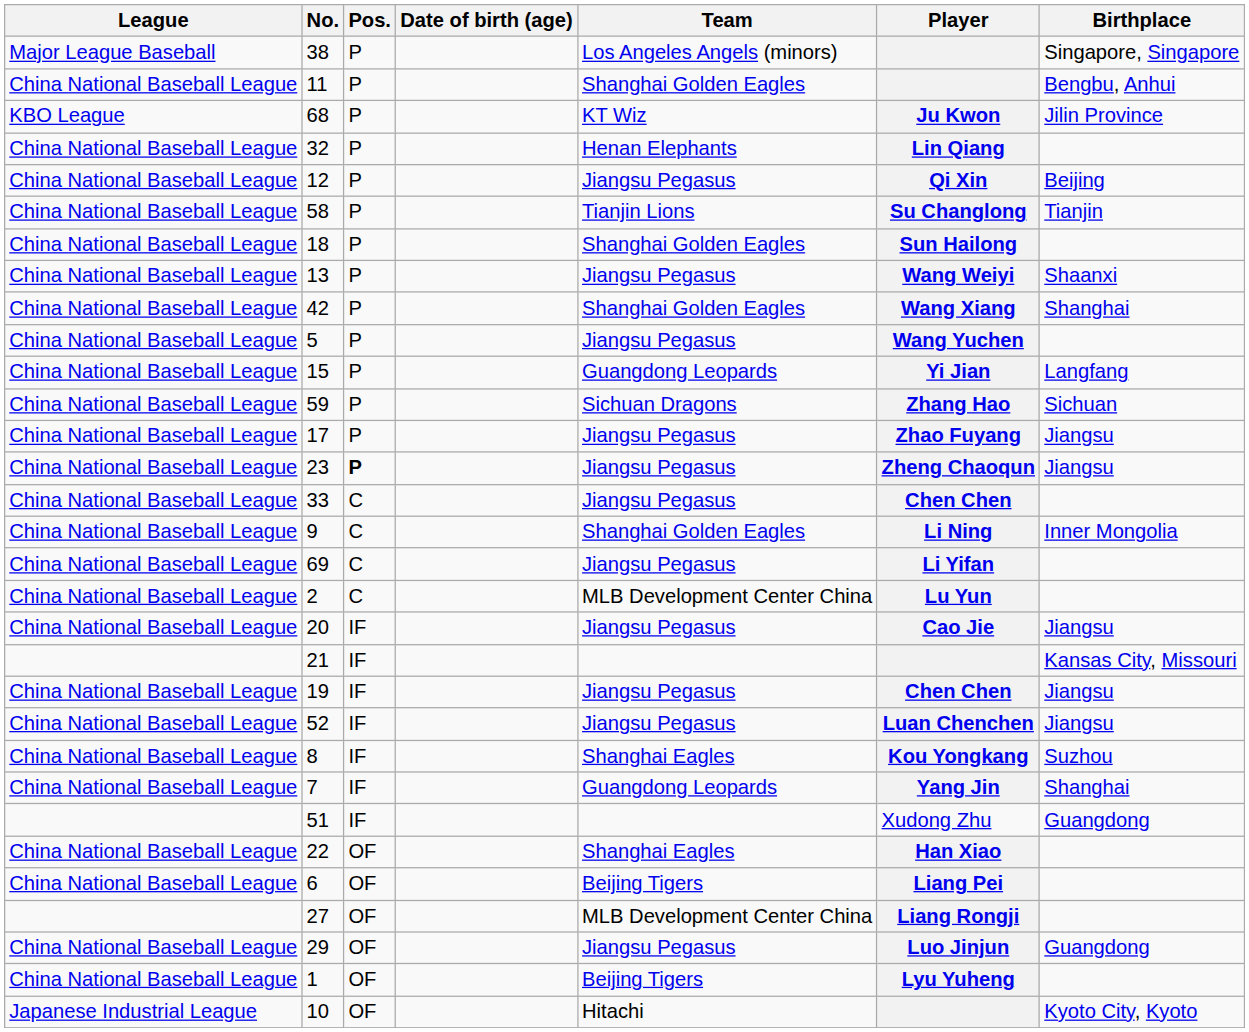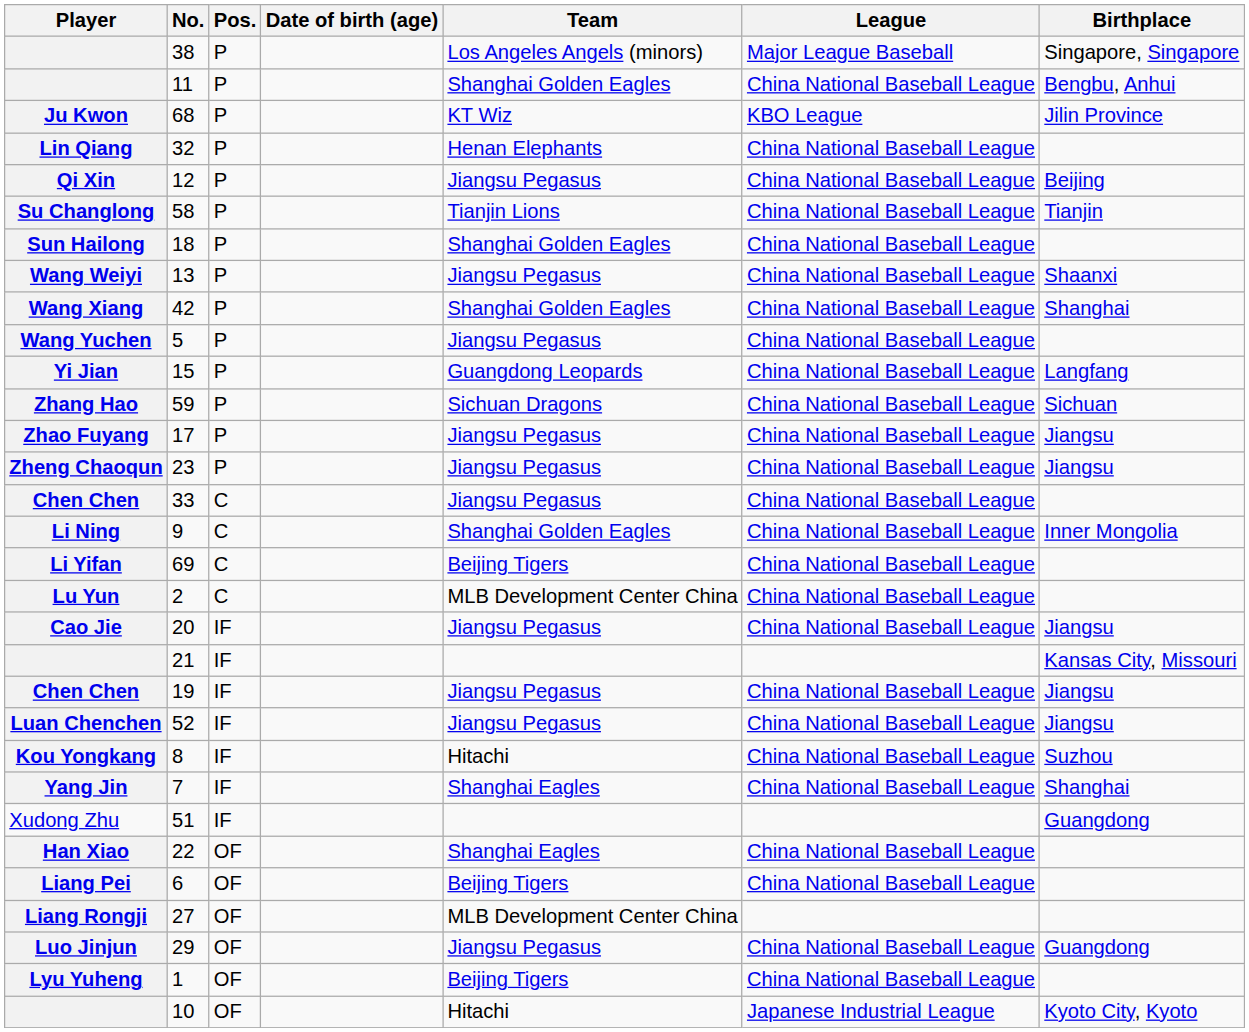columns swapped: (958, 20) <-> (153, 20)
(355, 468) bold -> (220, 468) normal
(659, 564) Jiangsu Pegasus -> (508, 564) Beijing Tigers
(658, 755) Shanghai Eagles -> (478, 755) Hitachi
(680, 787) Guangdong Leopards -> (524, 787) Shanghai Eagles
